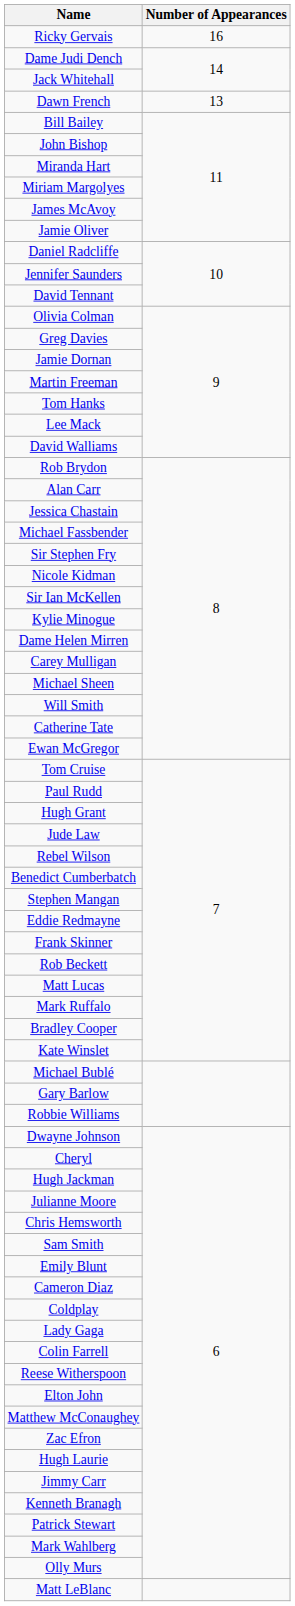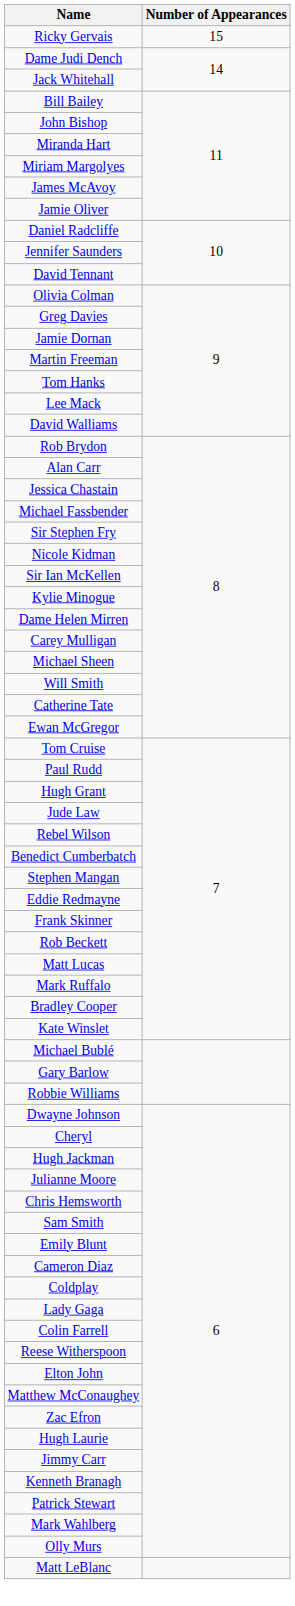(216, 36) 16 -> (216, 36) 15
- row: (73, 101)
